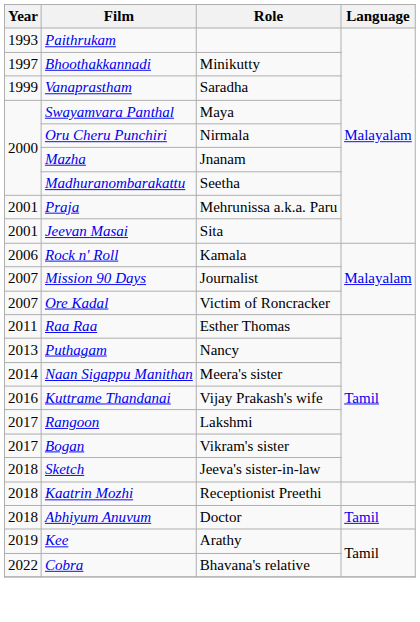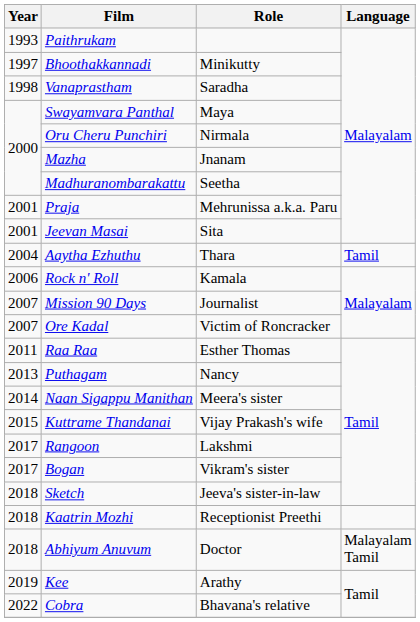(23, 87) 1999 -> (23, 87) 1998
+ row: (93, 254)
(23, 398) 2016 -> (23, 421) 2015
(362, 517) Tamil -> (378, 549) Malayalam Tamil
